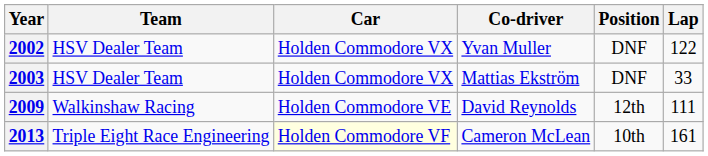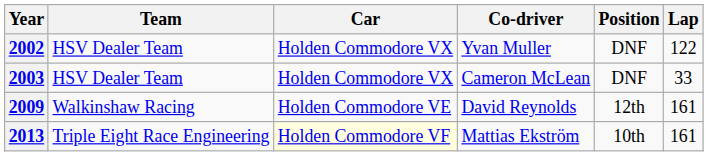(520, 77) Mattias Ekström -> (526, 77) Cameron McLean
(683, 107) 111 -> (683, 107) 161
(526, 136) Cameron McLean -> (520, 136) Mattias Ekström
